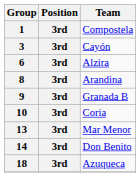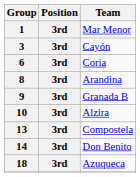(108, 29) Compostela -> (107, 29) Mar Menor
(96, 63) Alzira -> (94, 63) Coria
(94, 113) Coria -> (96, 113) Alzira
(107, 130) Mar Menor -> (108, 130) Compostela
